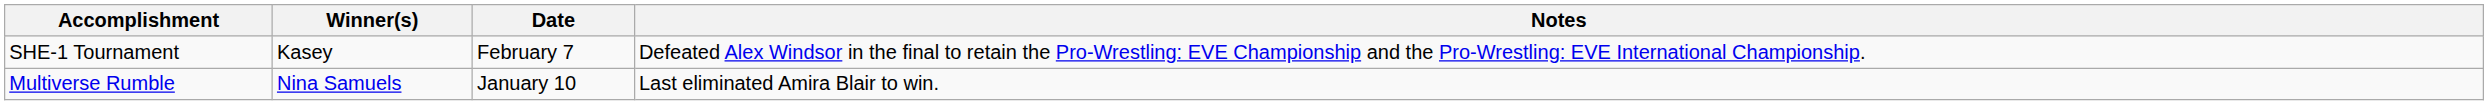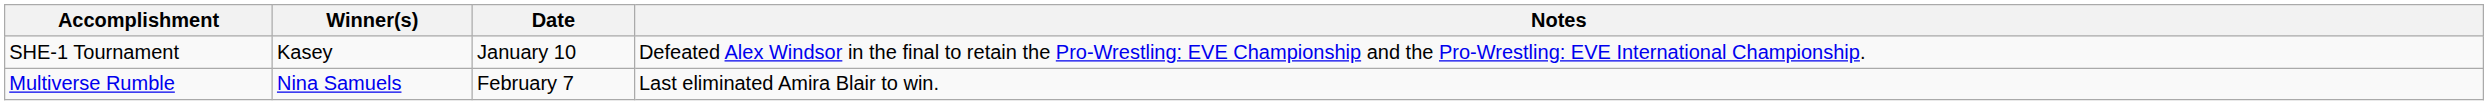(525, 52) February 7 -> (527, 52) January 10
(527, 83) January 10 -> (525, 83) February 7
